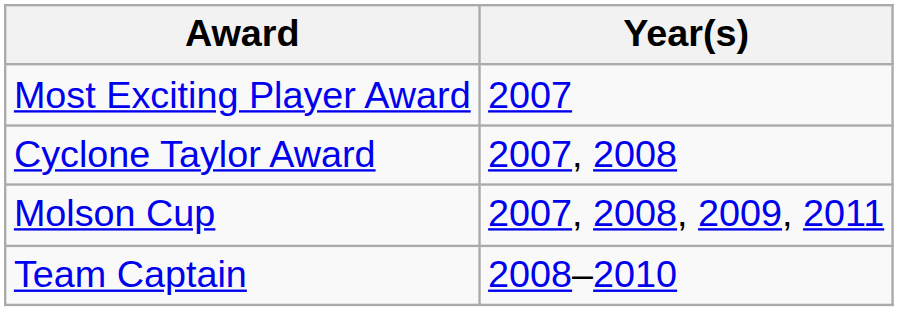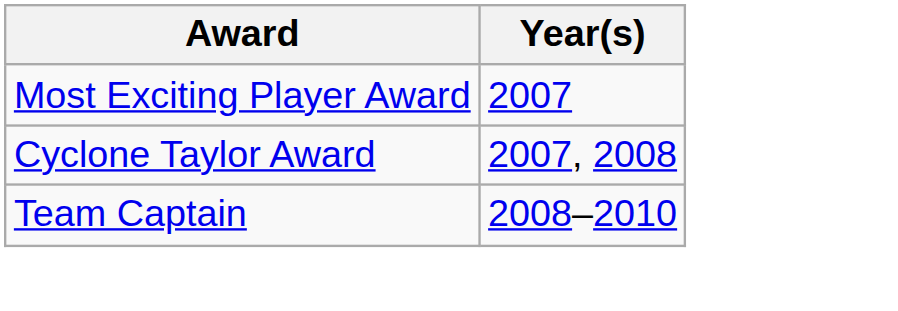- row: (115, 214)
